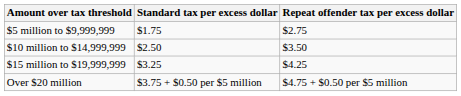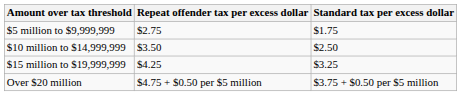columns swapped: (207, 13) <-> (368, 13)
